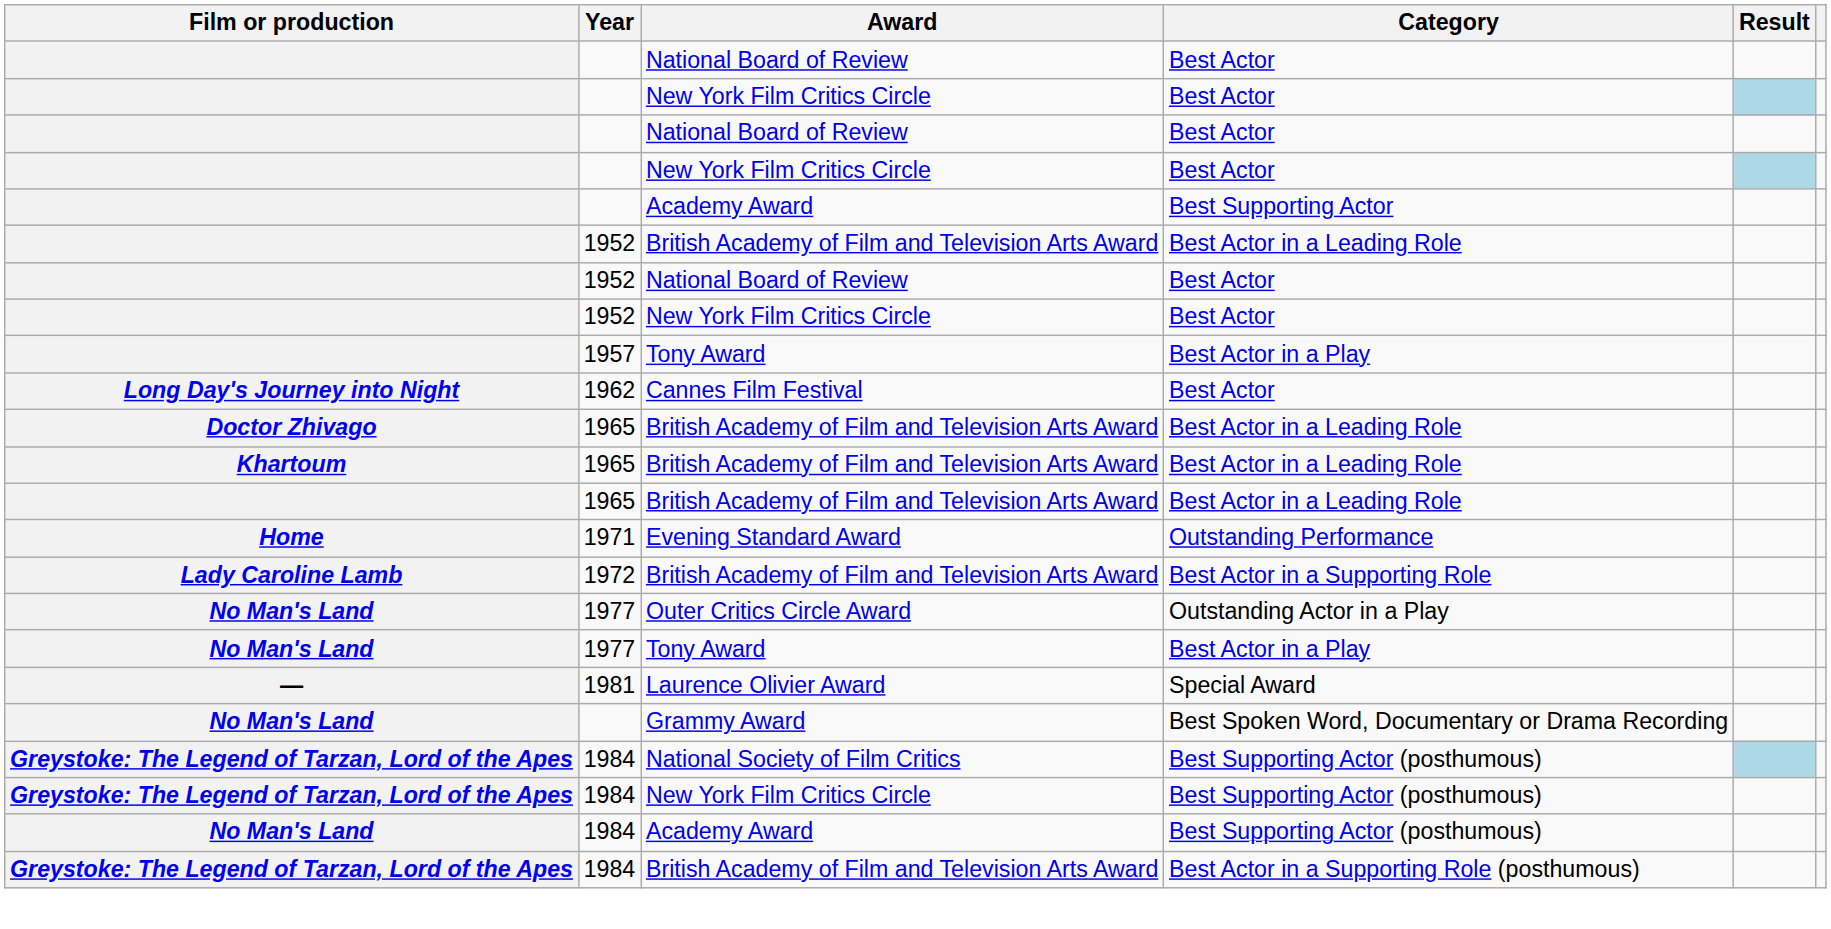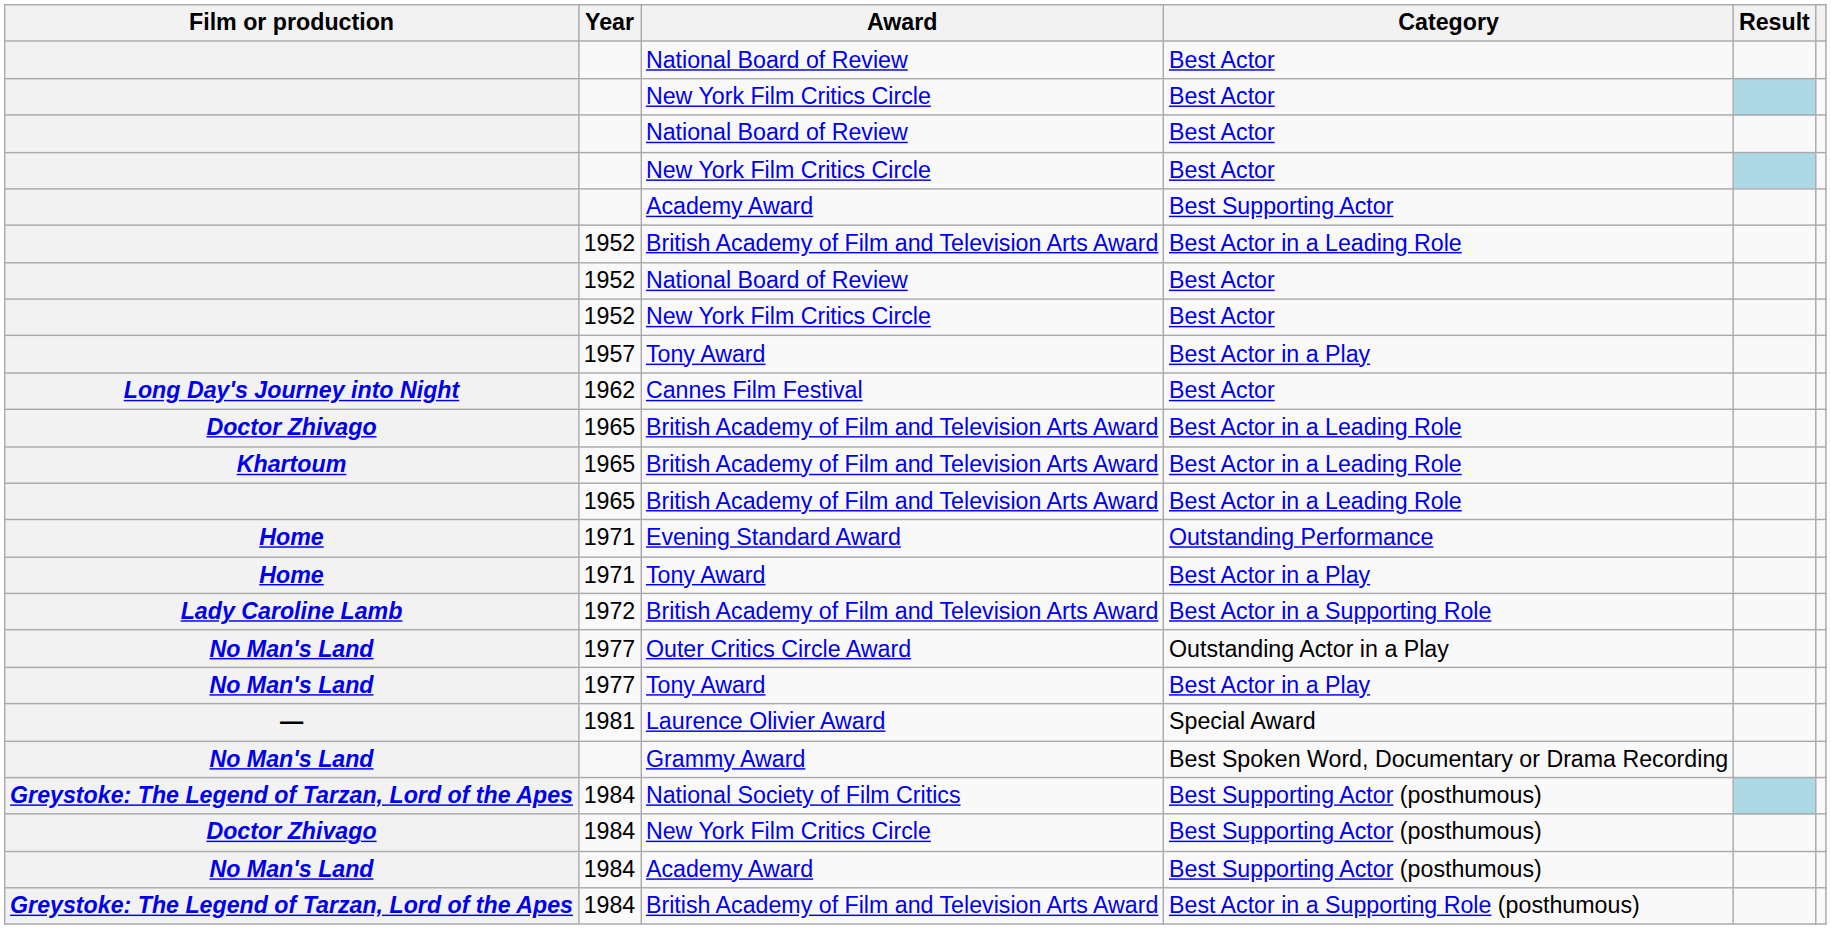+ row: (609, 574)
(292, 795) Greystoke: The Legend of Tarzan, Lord of the Apes -> (292, 832) Doctor Zhivago
